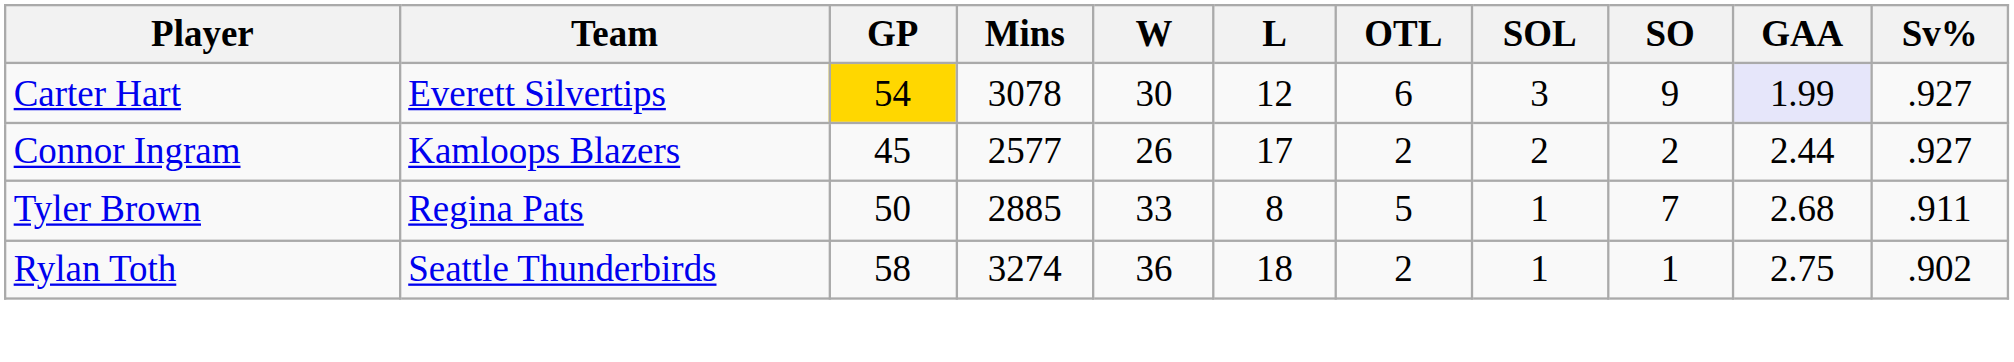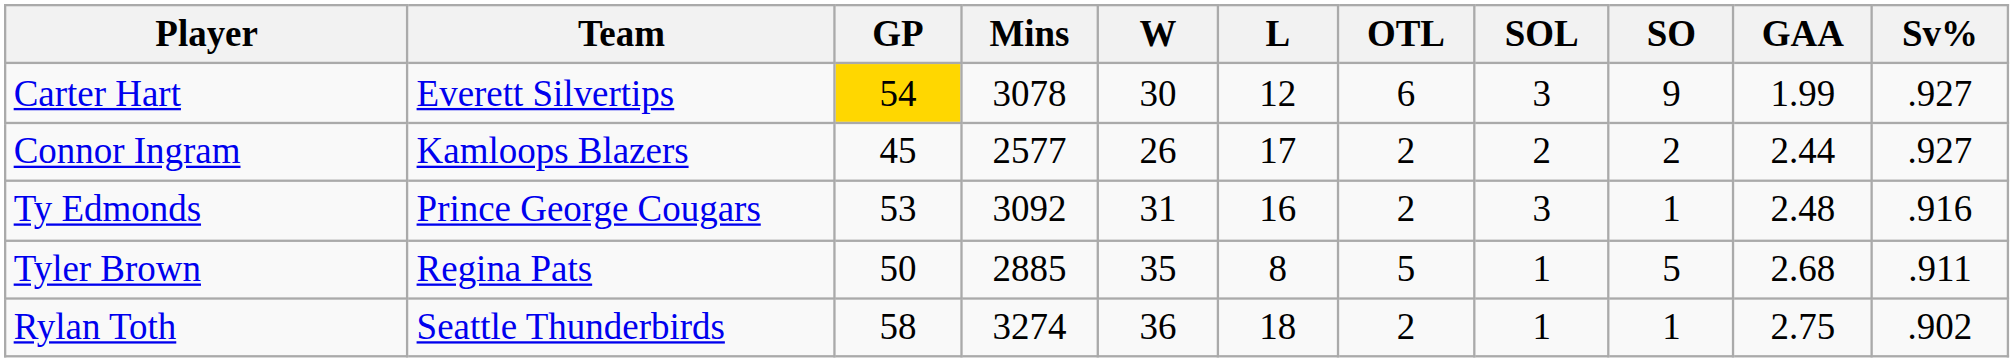(1802, 92) lavender background -> (1803, 92) no background
+ row: (107, 209)
(1154, 209) 33 -> (1158, 268) 35
(1670, 209) 7 -> (1671, 268) 5
